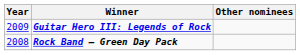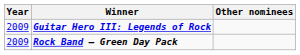(18, 42) 2008 -> (18, 42) 2009
